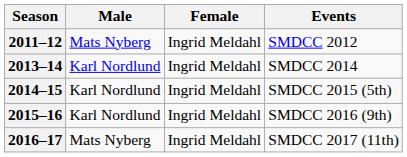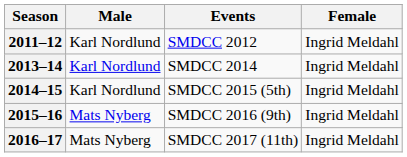columns swapped: (214, 16) <-> (334, 16)
(110, 41) Mats Nyberg -> (115, 41) Karl Nordlund
(115, 115) Karl Nordlund -> (110, 115) Mats Nyberg
